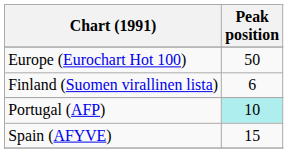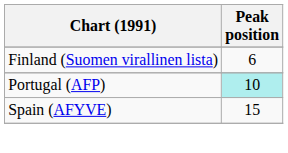- row: (97, 60)
